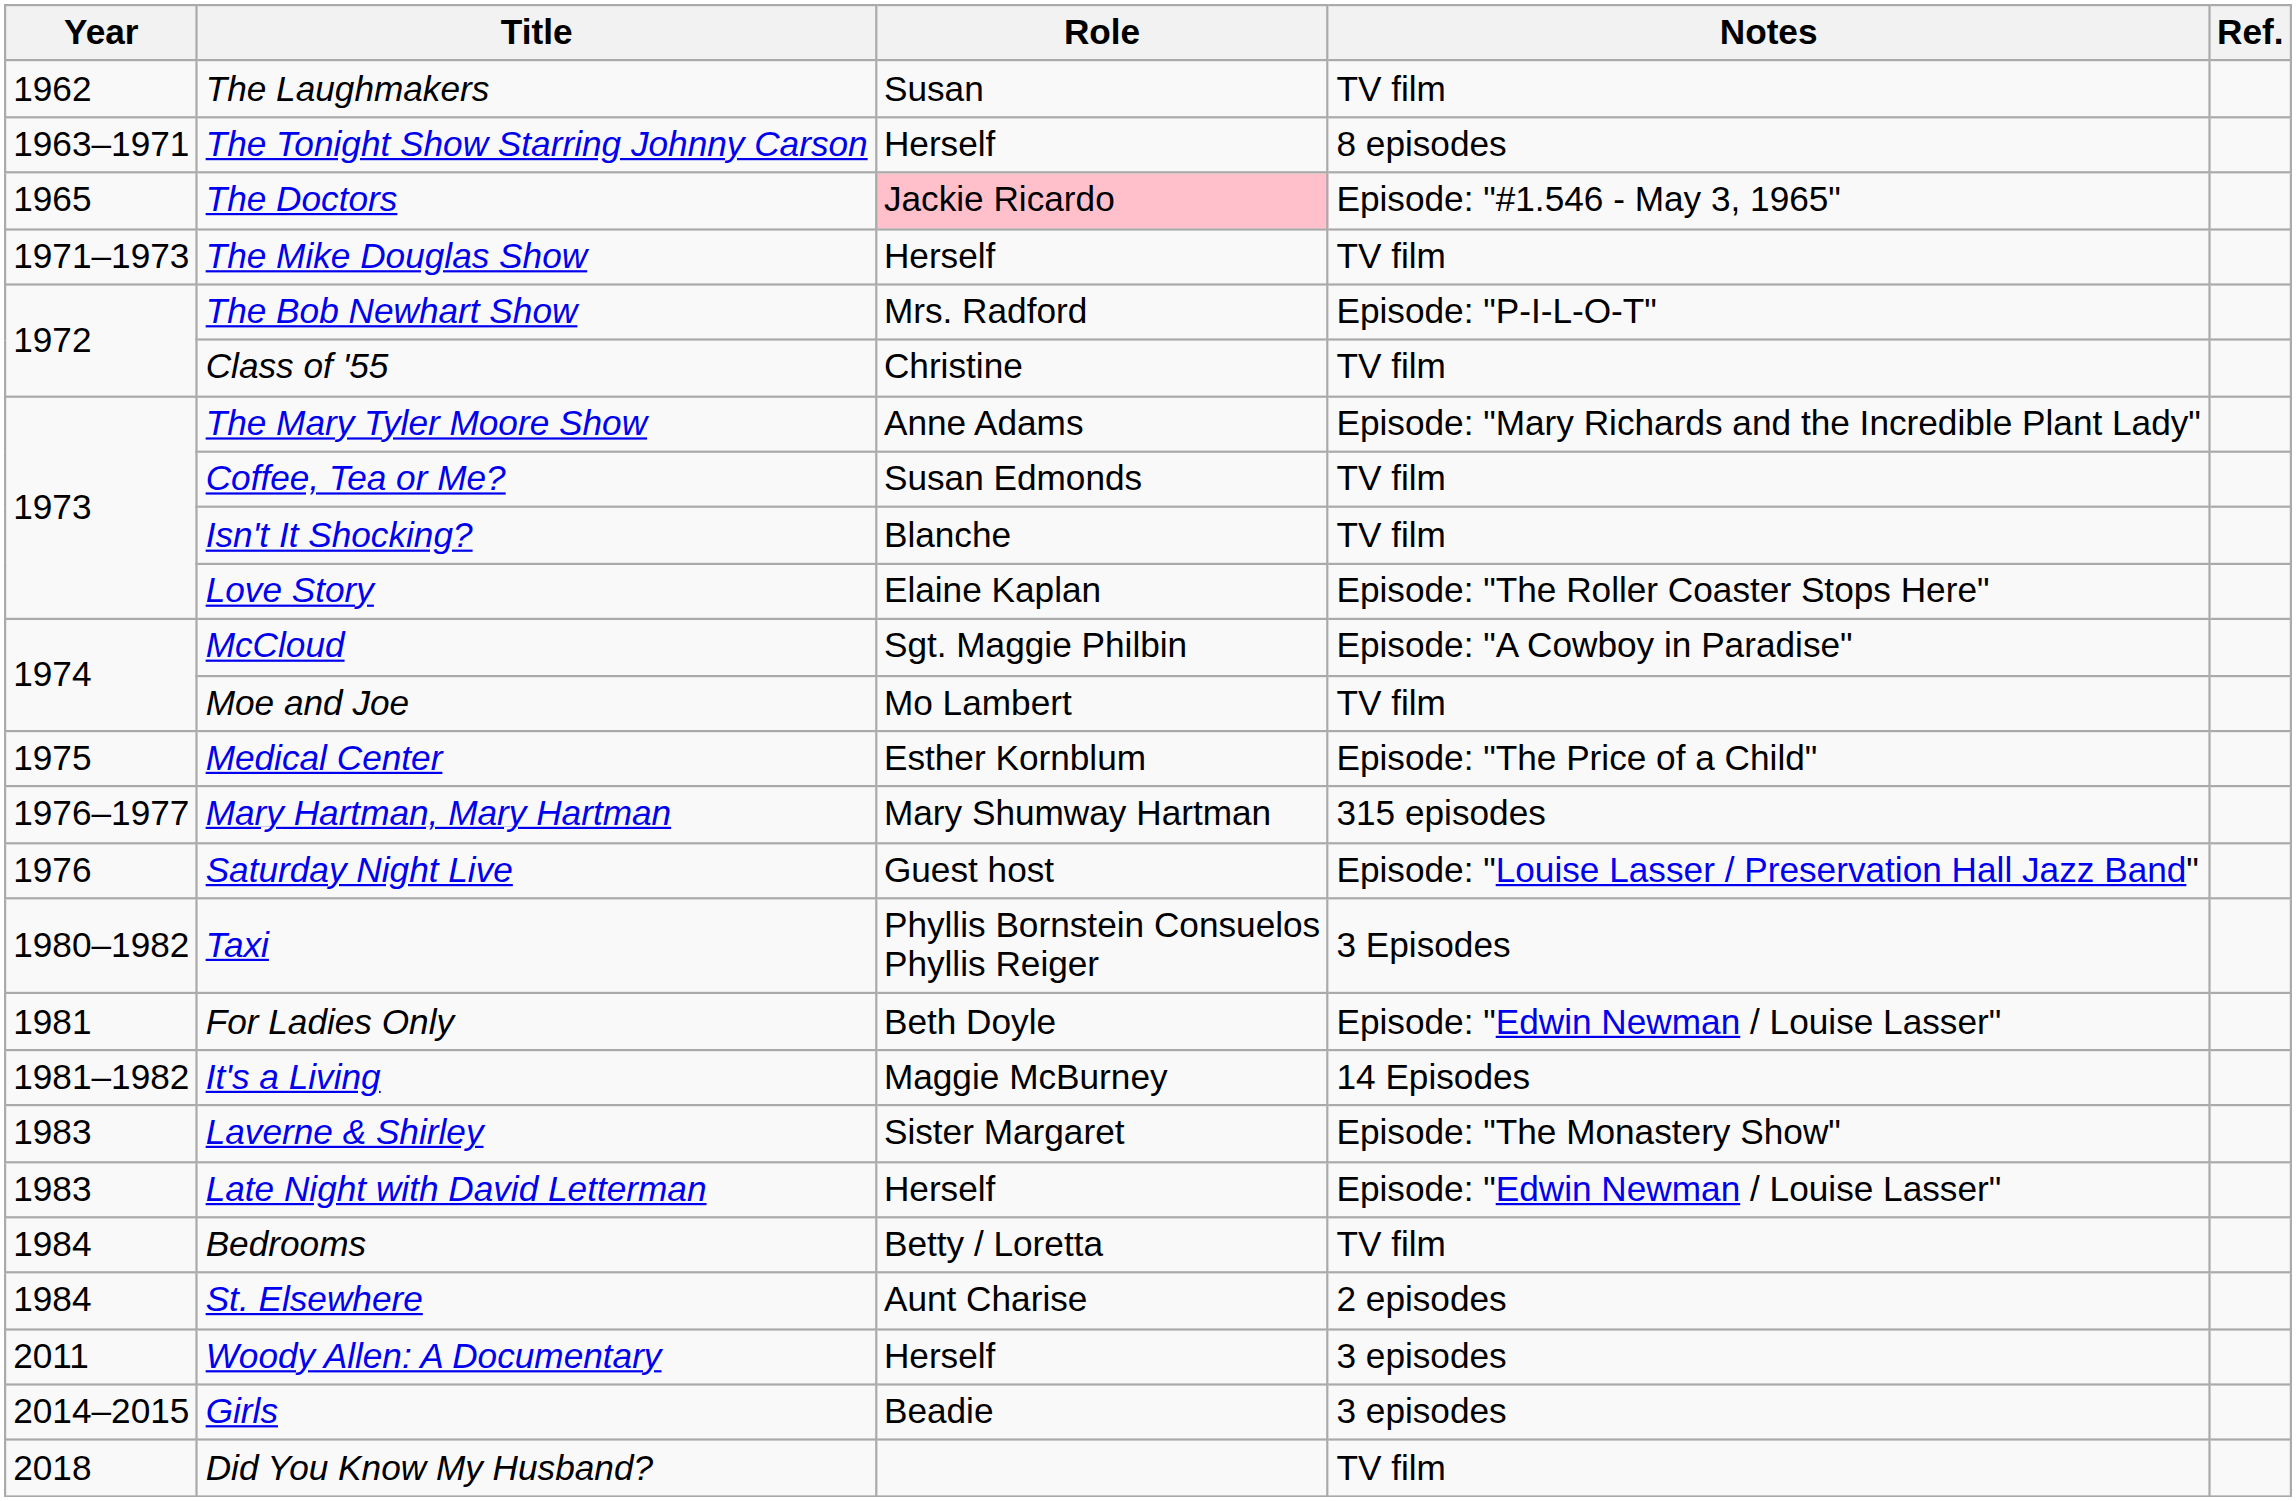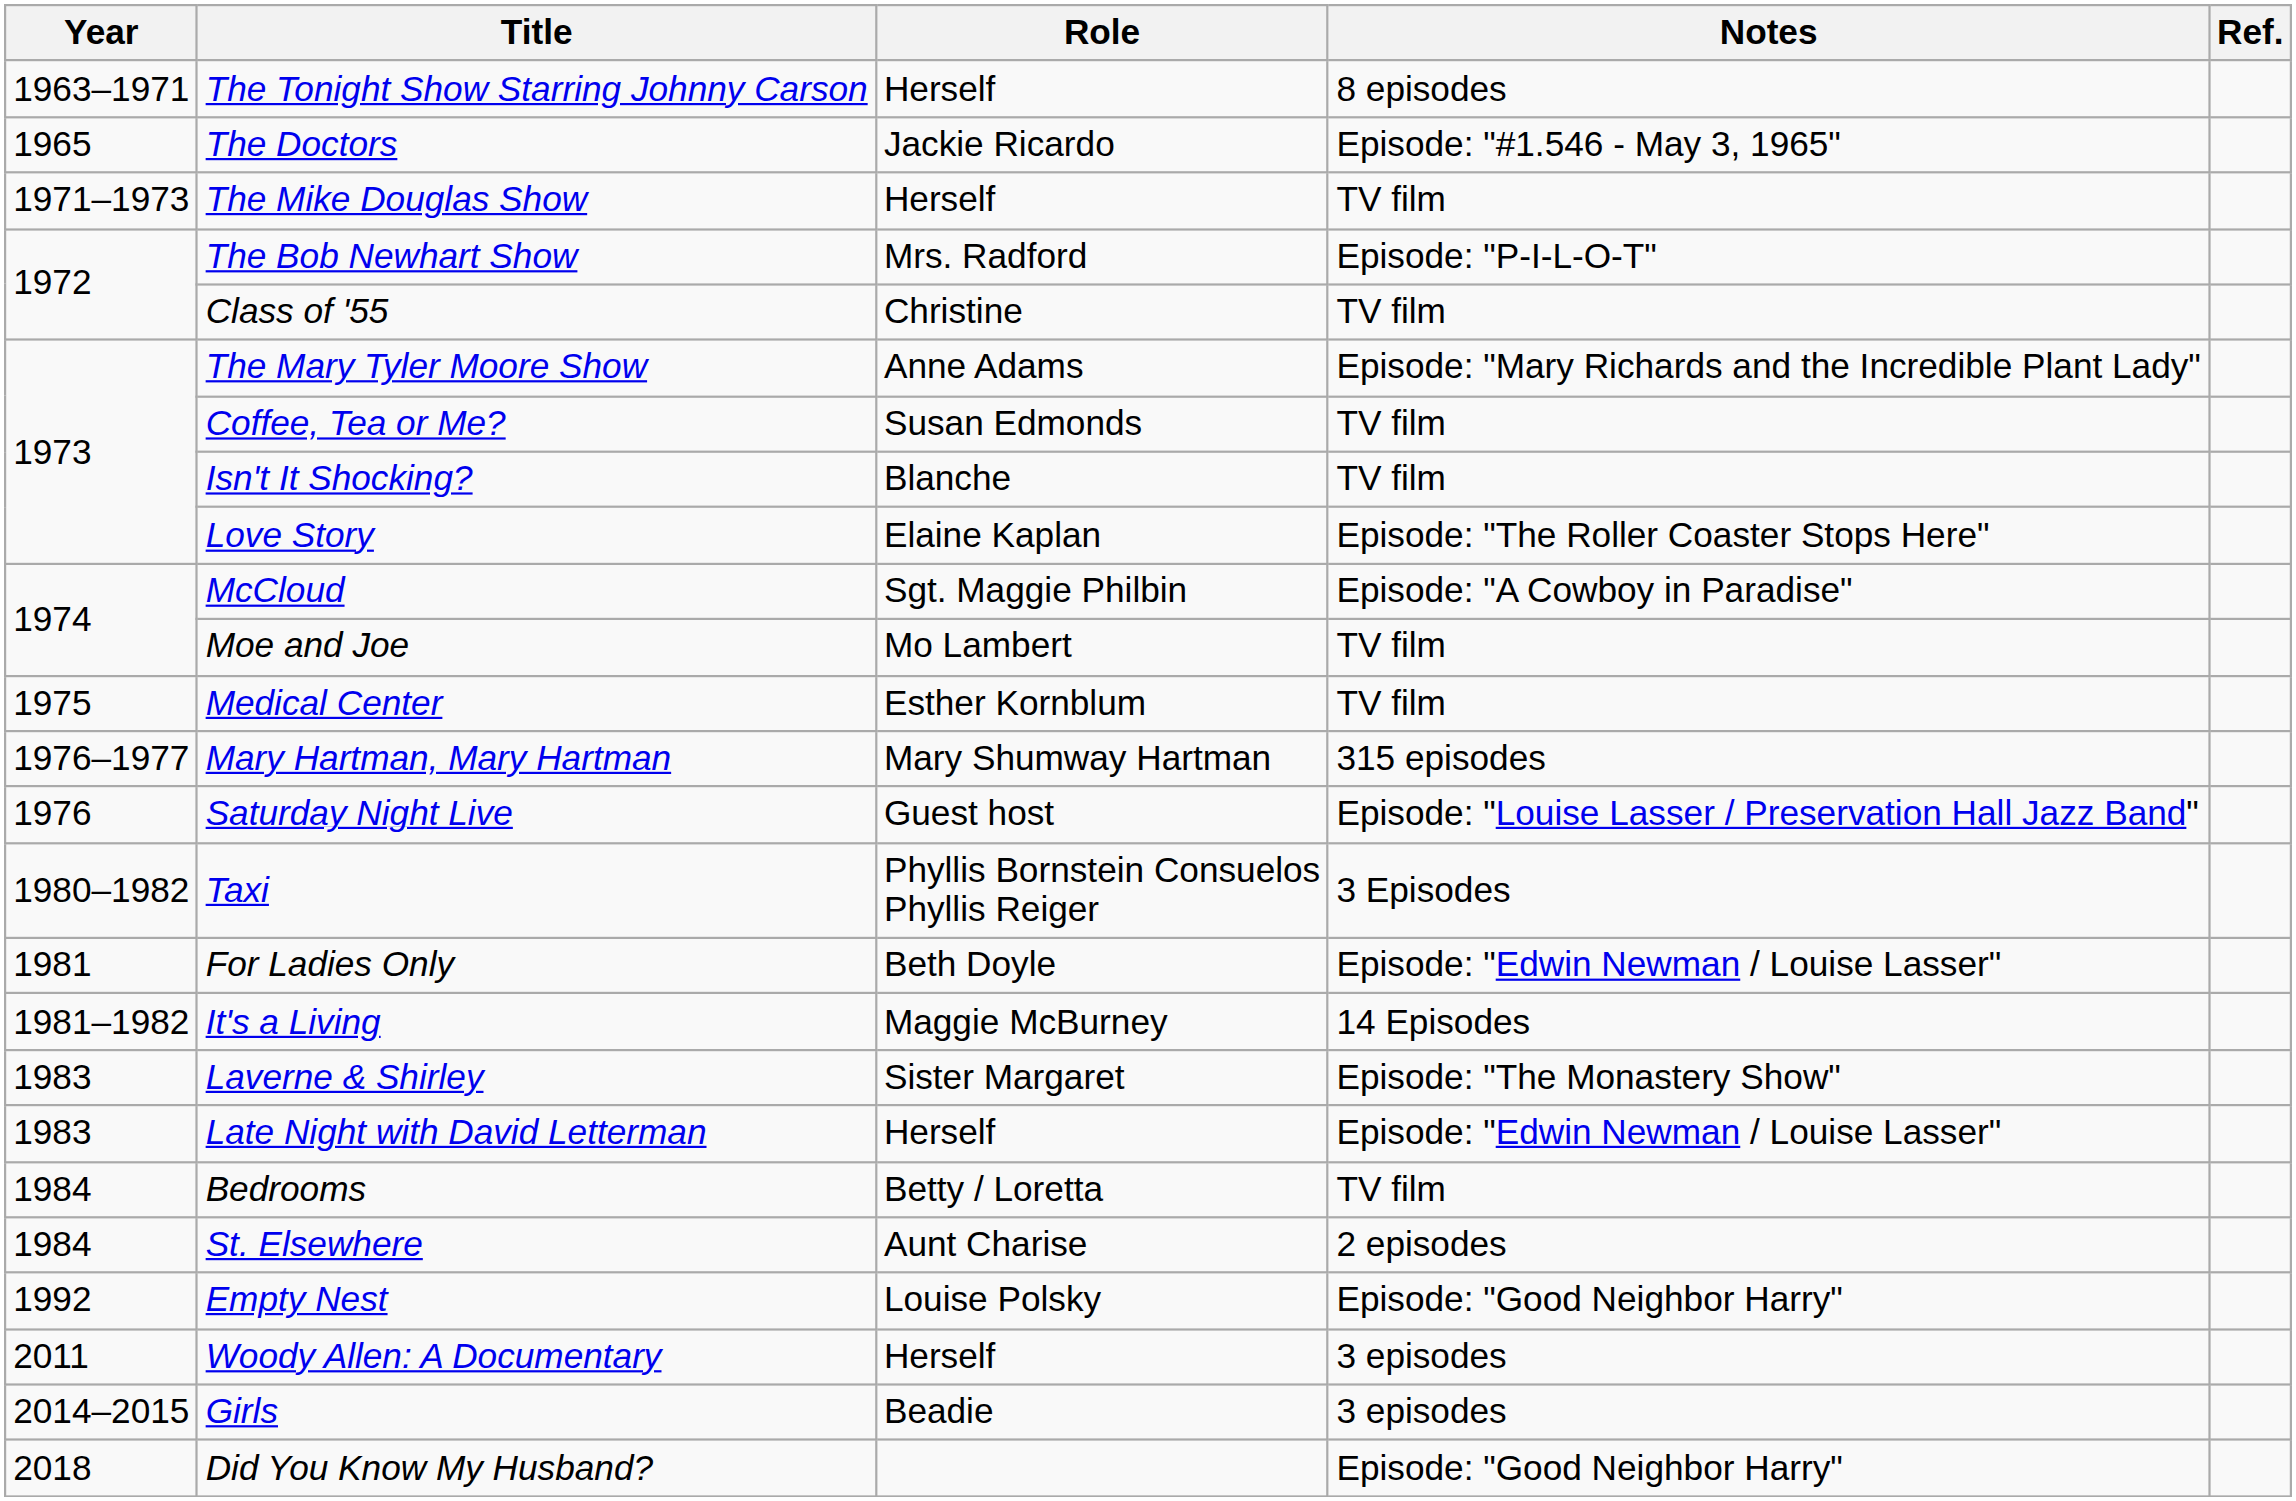- row: (348, 88)
(999, 199) pink background -> (999, 144) no background
(1577, 758) Episode: "The Price of a Child" -> (1391, 702) TV film
+ row: (297, 1300)
(1391, 1467) TV film -> (1590, 1467) Episode: "Good Neighbor Harry"
